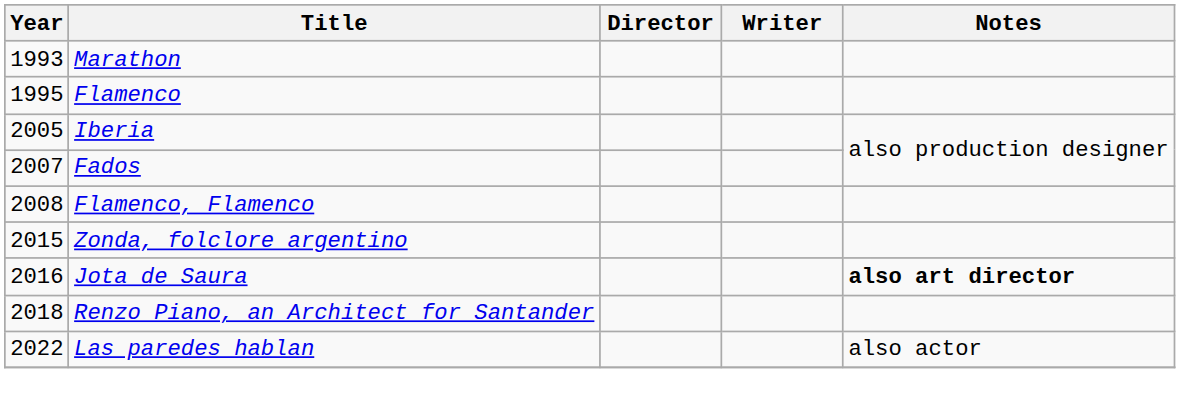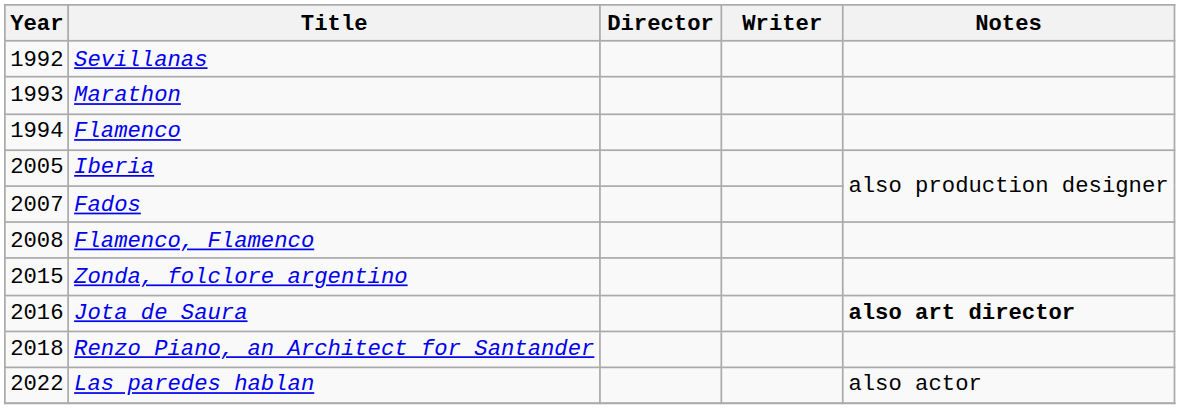+ row: (141, 59)
(37, 95) 1995 -> (37, 132) 1994
